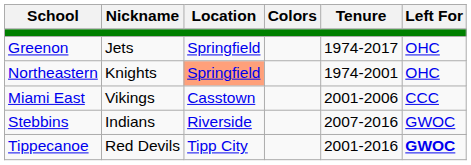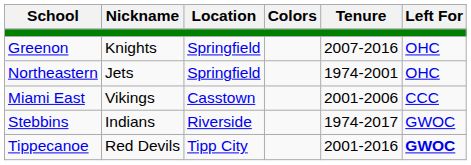(119, 48) Jets -> (131, 48) Knights
(361, 48) 1974-2017 -> (361, 48) 2007-2016
(131, 73) Knights -> (119, 73) Jets
(224, 73) lightsalmon background -> (224, 73) no background
(361, 122) 2007-2016 -> (361, 122) 1974-2017
